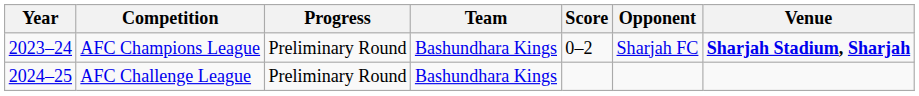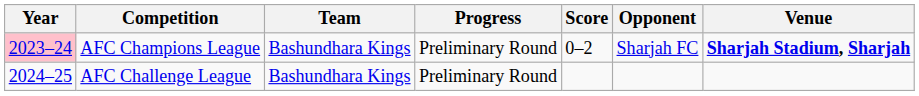columns swapped: (486, 18) <-> (338, 18)
(40, 47) no background -> (40, 47) pink background
